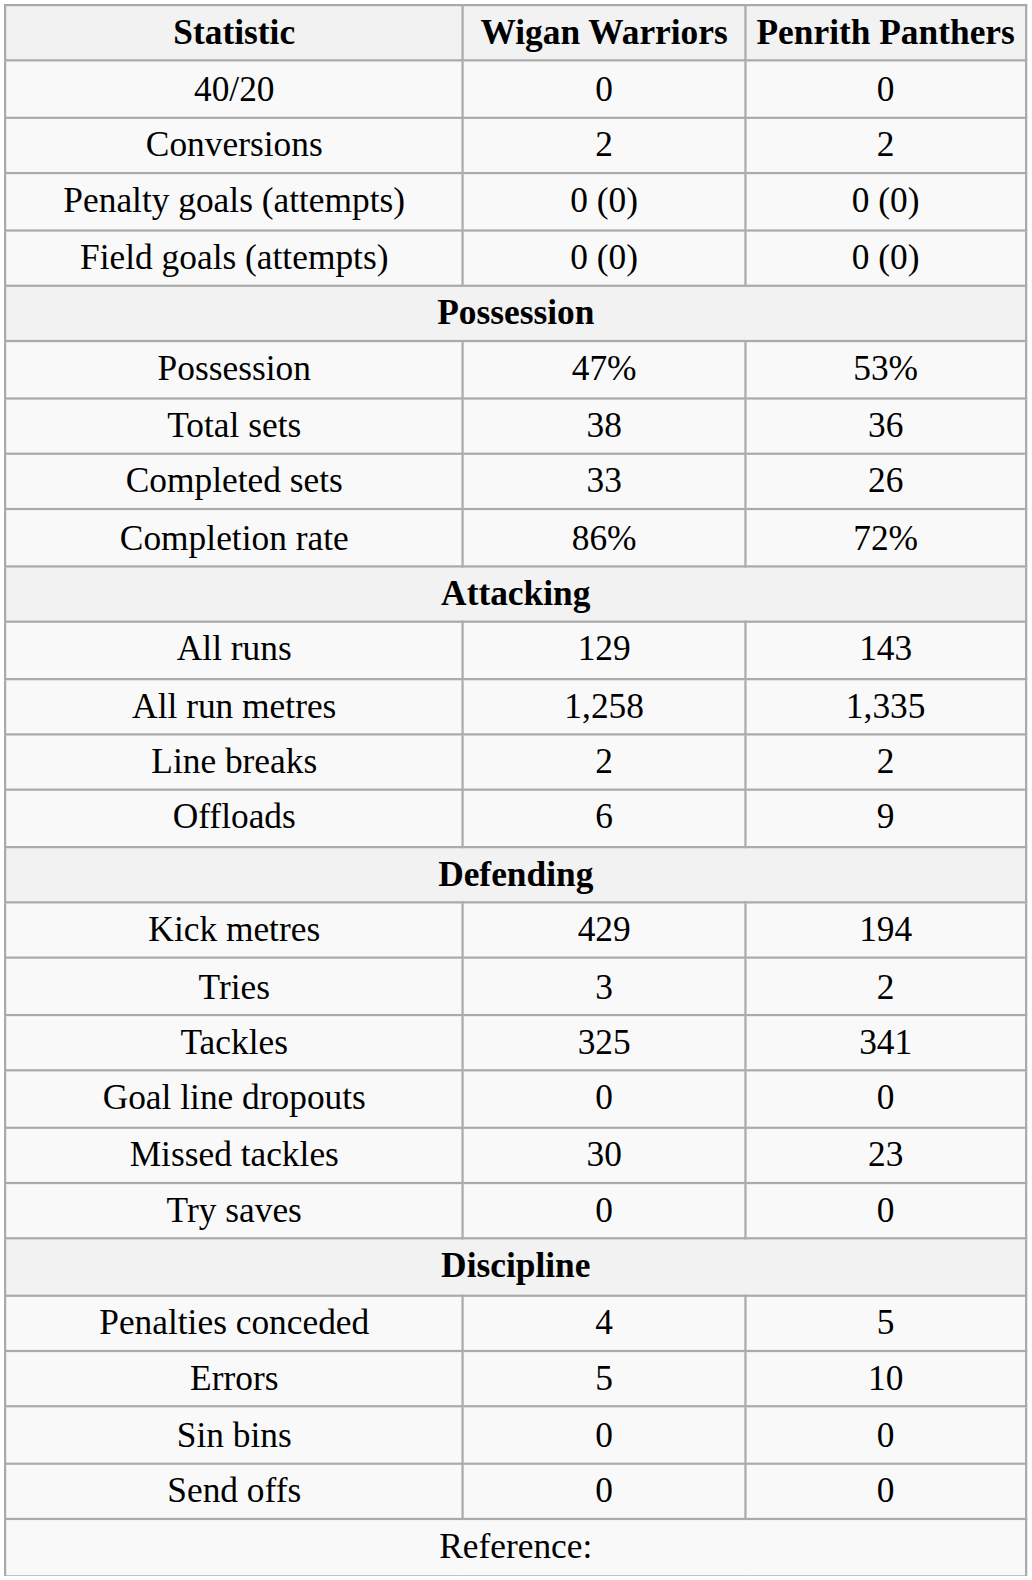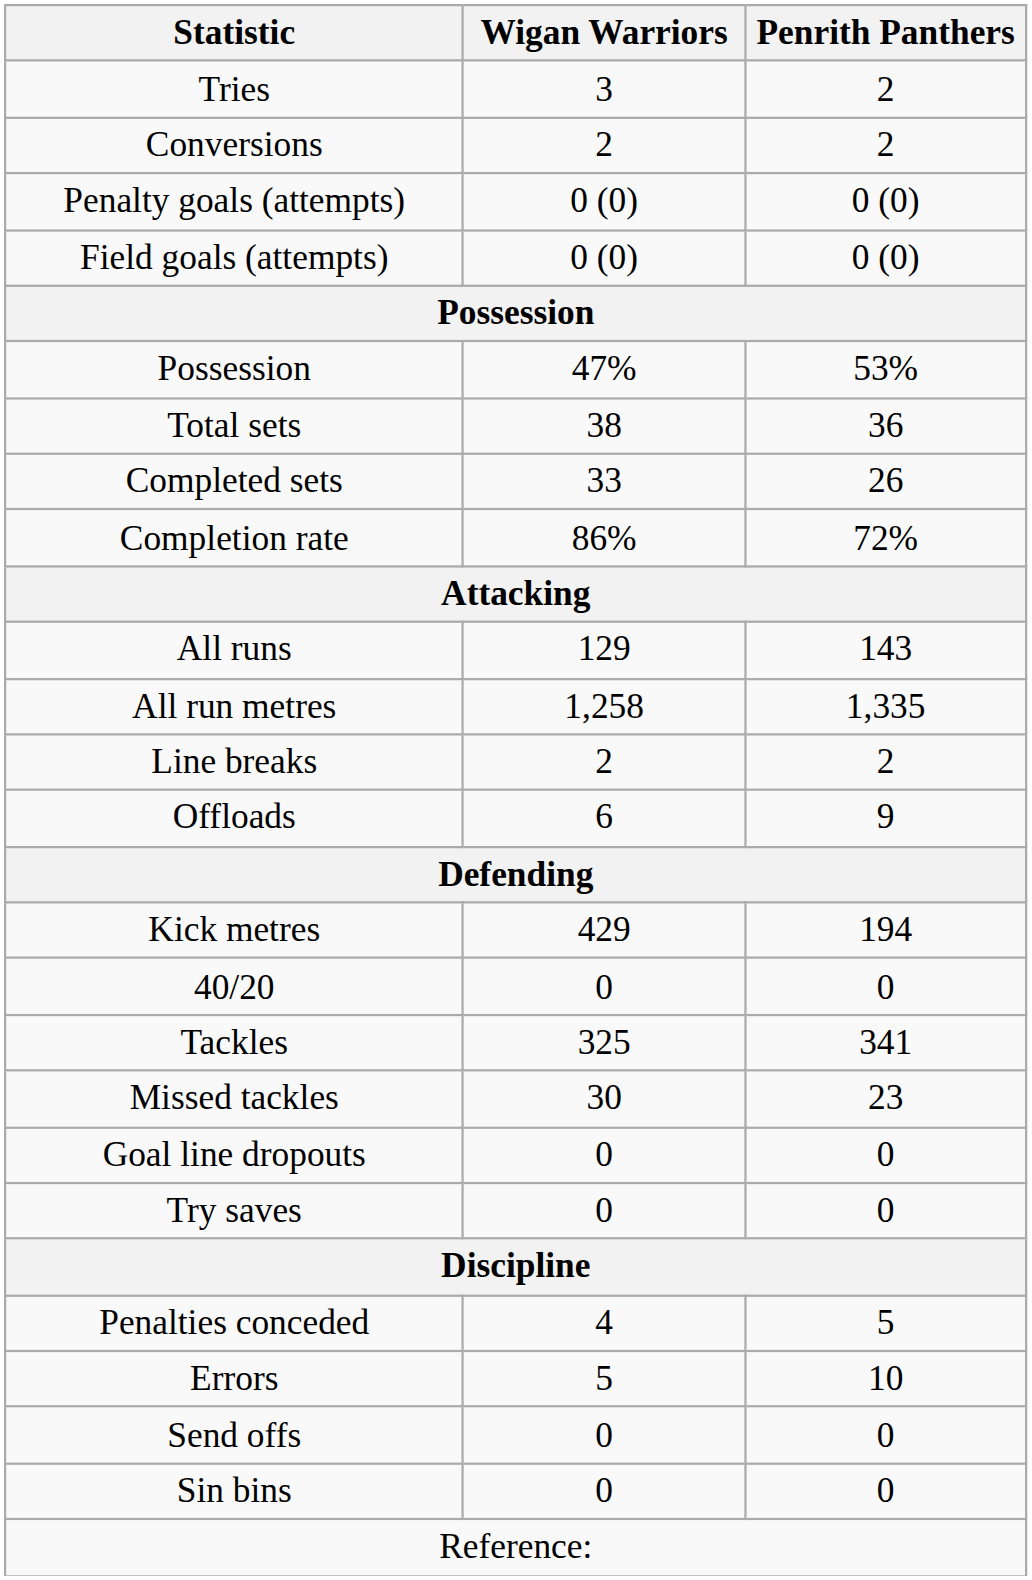rows swapped: (234, 985) <-> (234, 88)
rows swapped: (234, 1154) <-> (234, 1098)
rows swapped: (234, 1490) <-> (234, 1434)
